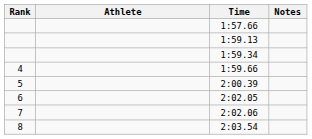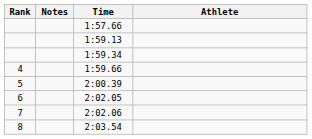columns swapped: (123, 12) <-> (288, 12)
